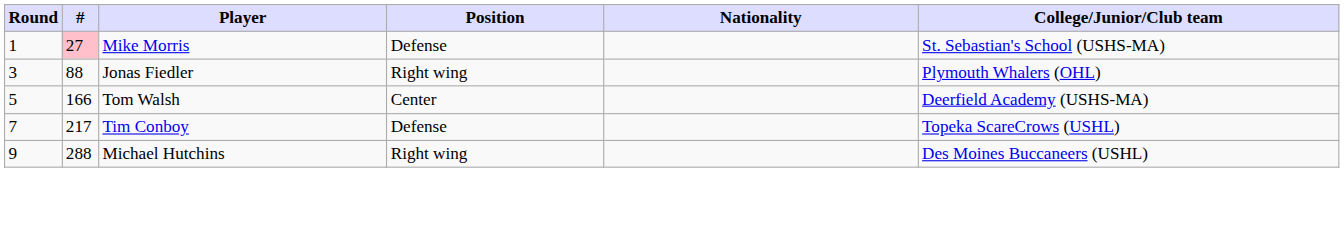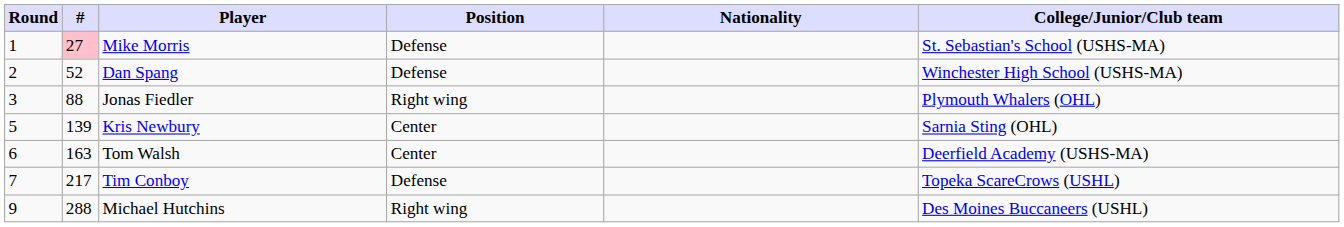+ row: (140, 72)
+ row: (151, 126)
(13, 99) 5 -> (13, 153) 6
(79, 99) 166 -> (79, 153) 163
